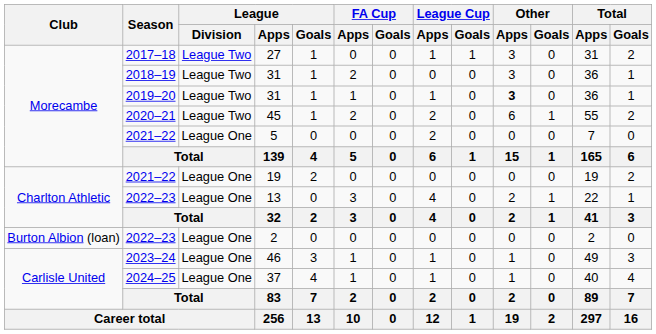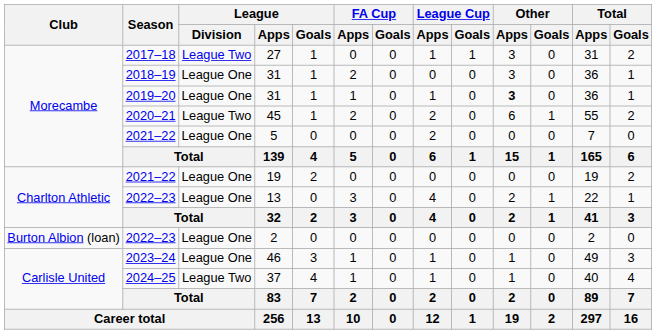(217, 75) League Two -> (217, 75) League One
(217, 95) League Two -> (217, 95) League One
(217, 278) League One -> (217, 278) League Two
